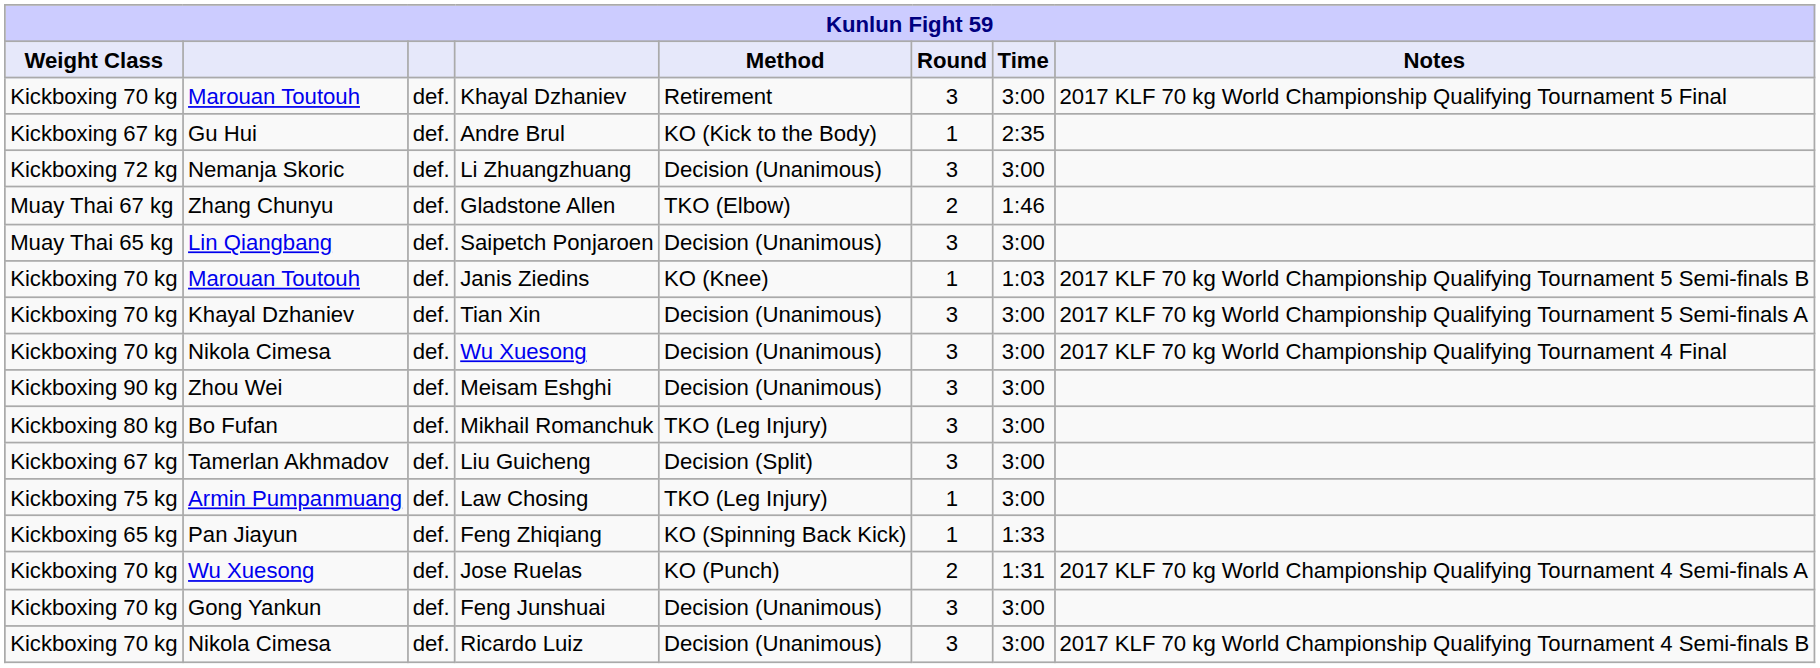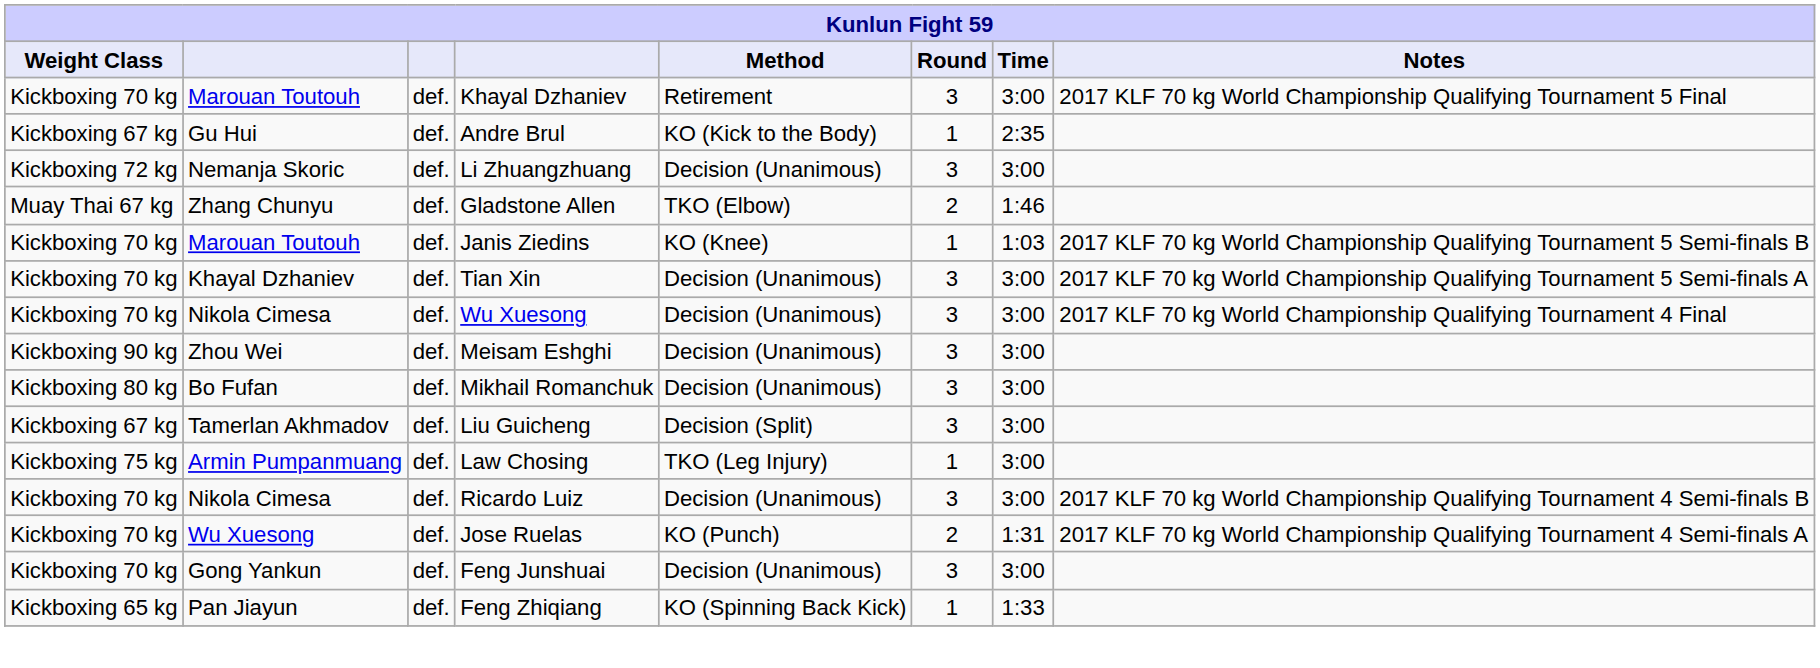- row: (557, 242)
(746, 424) TKO (Leg Injury) -> (773, 388) Decision (Unanimous)
rows swapped: (522, 643) <-> (531, 534)
